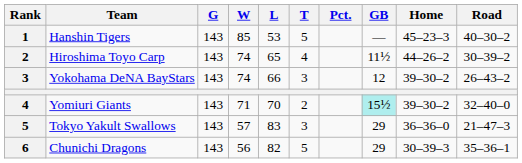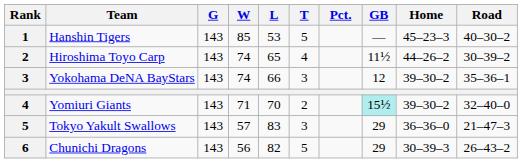(487, 78) 26–43–2 -> (487, 78) 35–36–1
(487, 147) 35–36–1 -> (487, 147) 26–43–2
